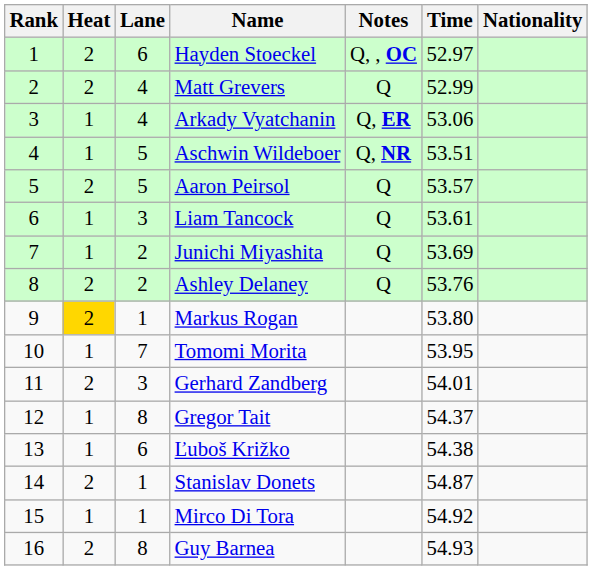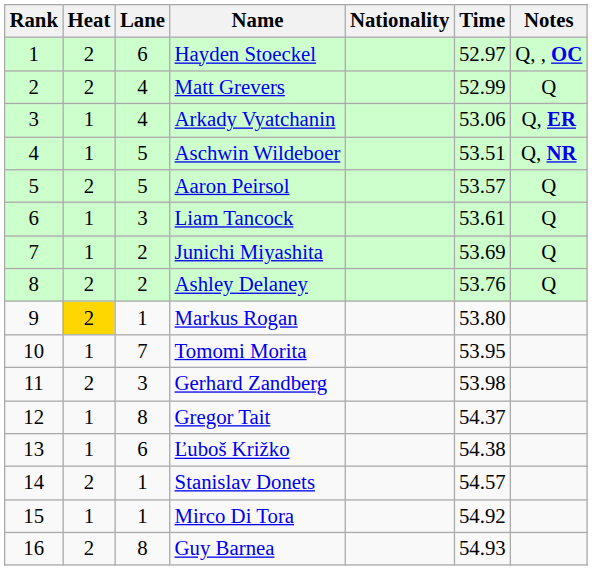columns swapped: (533, 20) <-> (383, 20)
(450, 383) 54.01 -> (482, 383) 53.98
(450, 482) 54.87 -> (482, 482) 54.57
